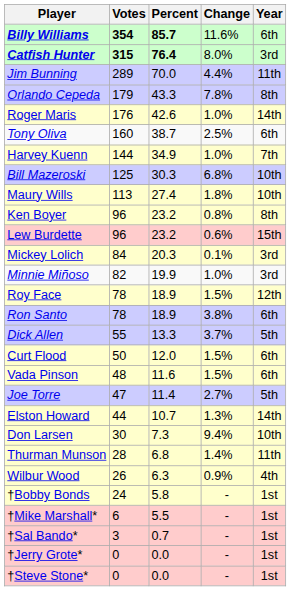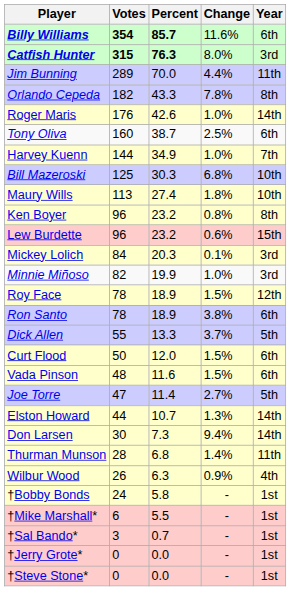(164, 54) 76.4 -> (164, 54) 76.3
(123, 94) 179 -> (123, 94) 182
(269, 435) 10th -> (269, 435) 14th
